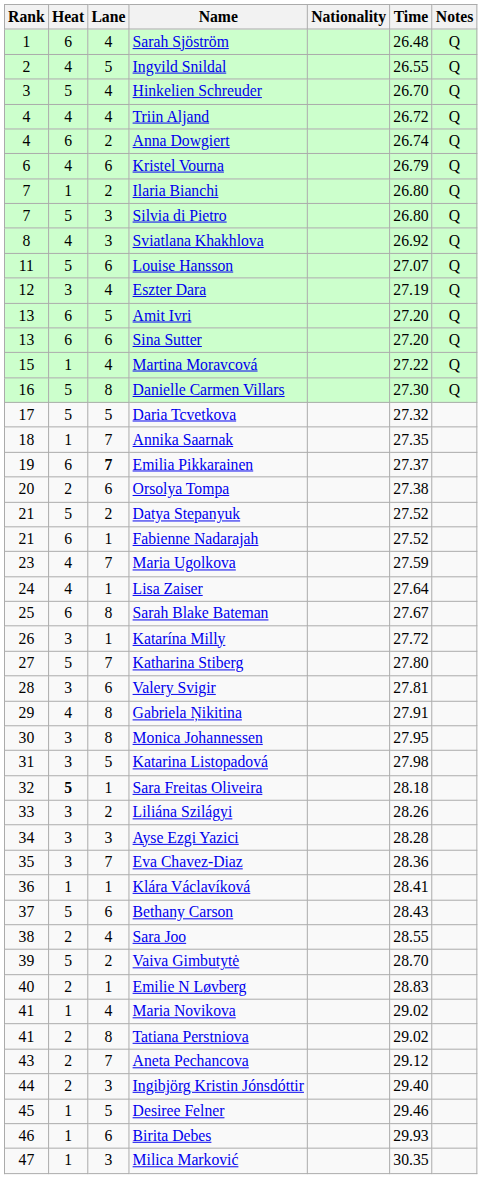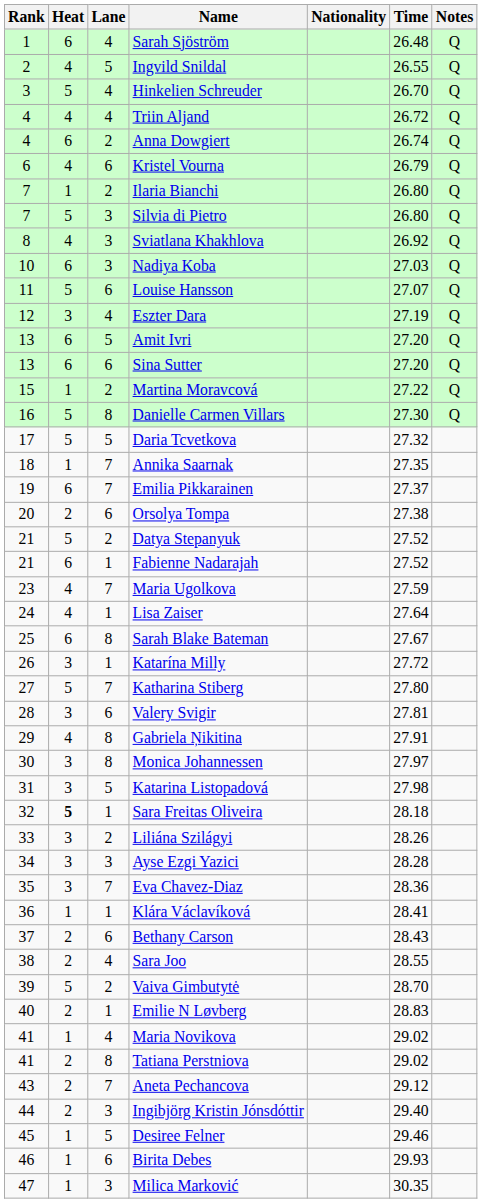+ row: (174, 265)
(108, 365) 4 -> (108, 389) 2
(108, 464) bold -> (108, 489) normal
(411, 738) 27.95 -> (411, 762) 27.97
(68, 912) 5 -> (68, 937) 2
